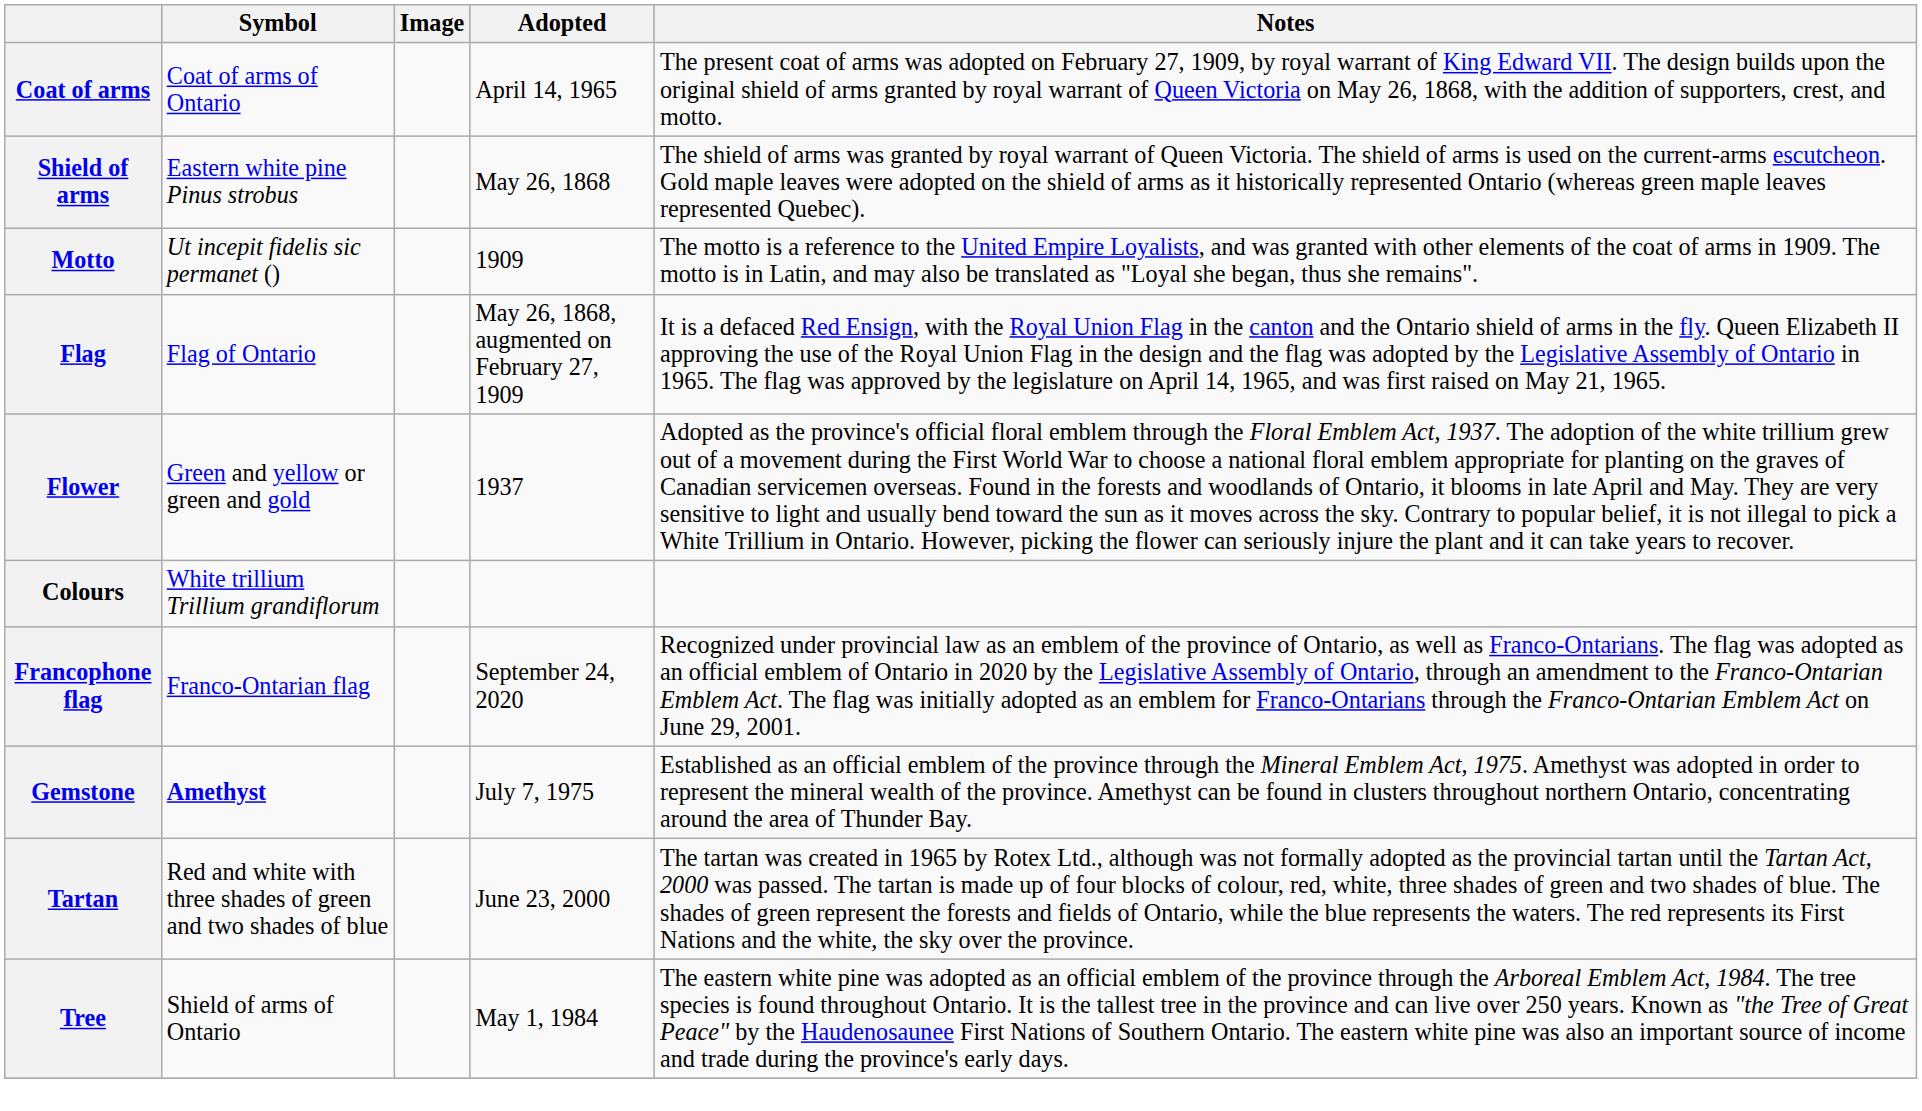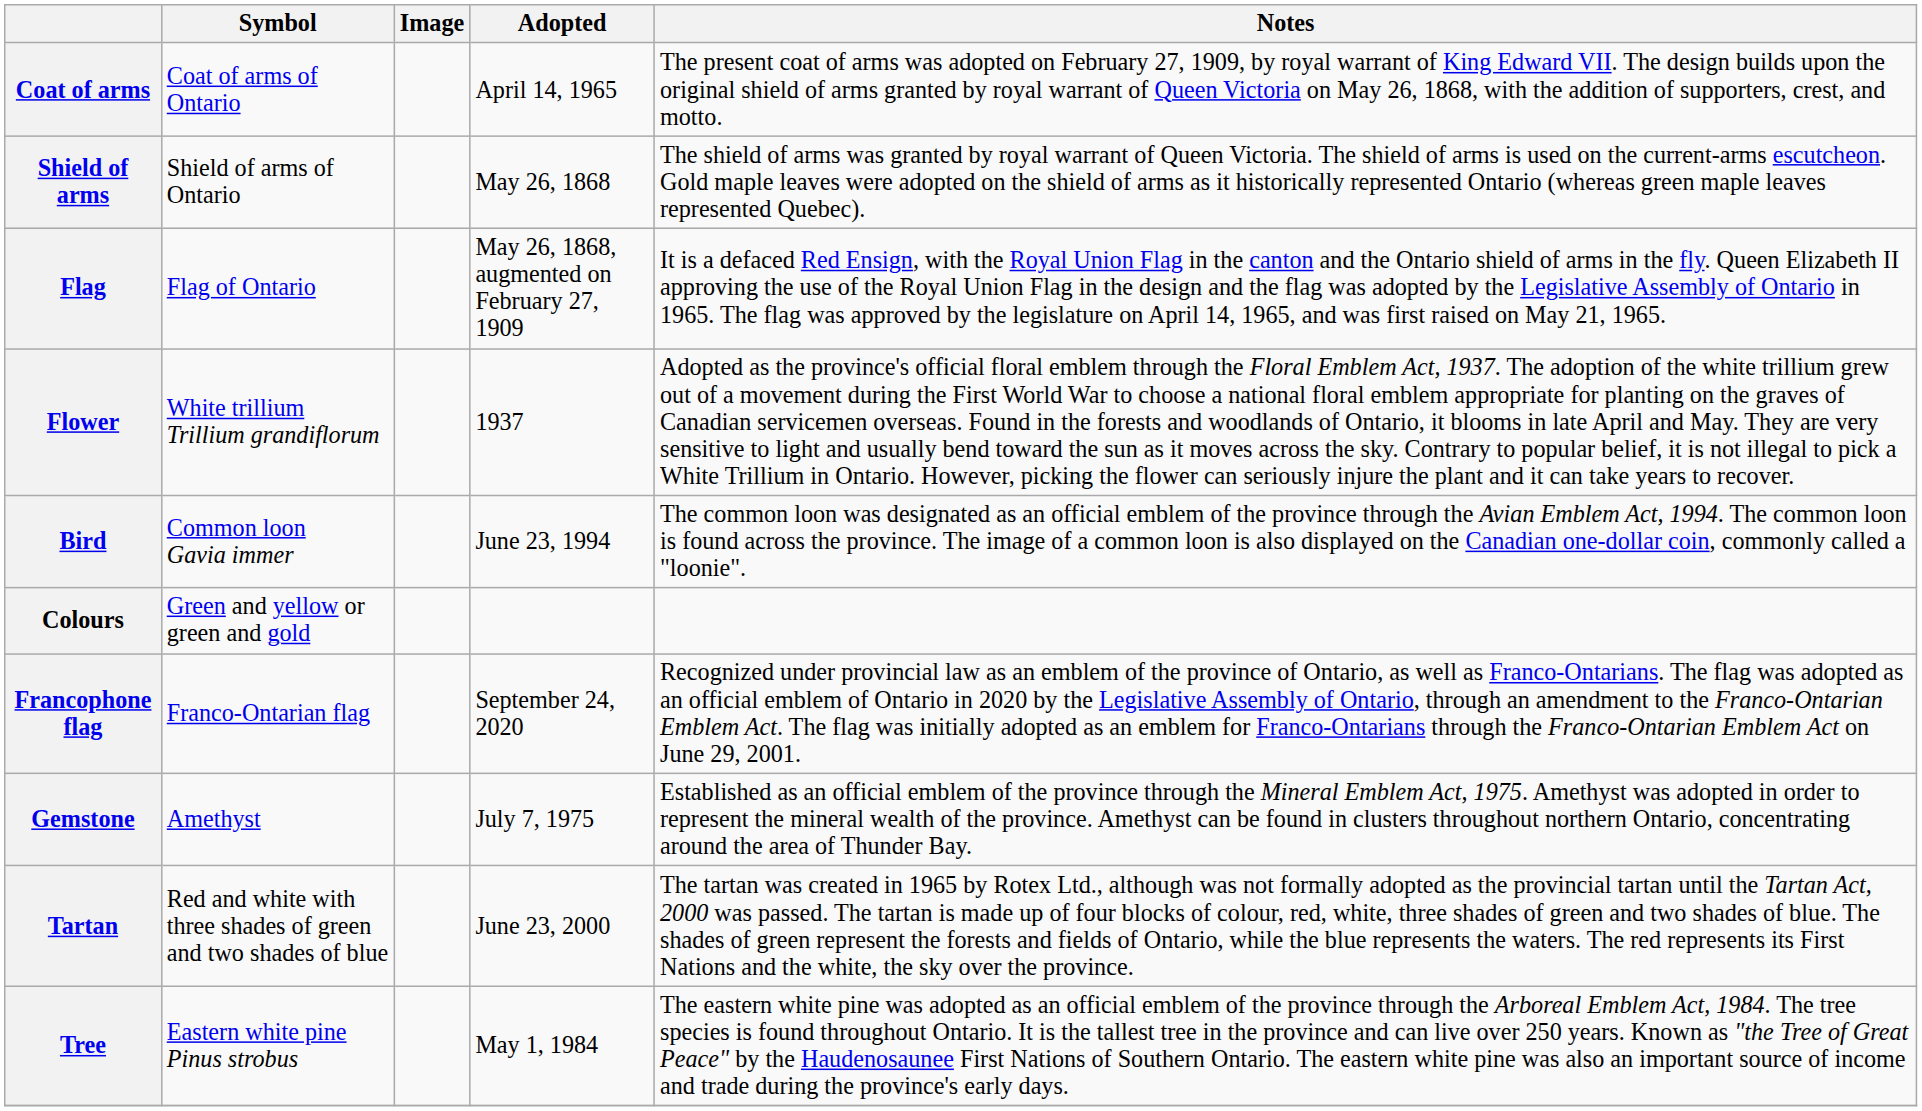(257, 181) Eastern white pine Pinus strobus -> (250, 181) Shield of arms of Ontario
- row: (83, 260)
(266, 487) Green and yellow or green and gold -> (273, 421) White trillium Trillium grandiflorum
+ row: (83, 541)
(273, 593) White trillium Trillium grandiflorum -> (266, 620) Green and yellow or green and gold
(216, 792) bold -> (214, 819) normal
(250, 1018) Shield of arms of Ontario -> (257, 1045) Eastern white pine Pinus strobus
